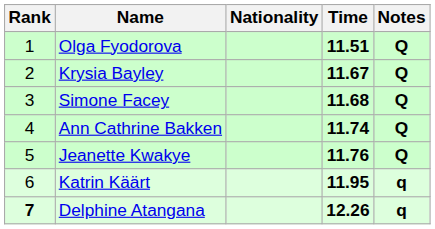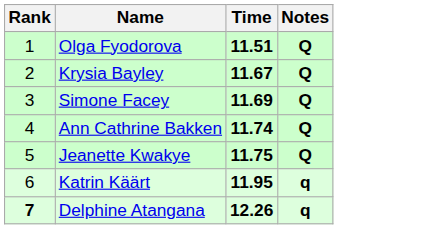- column: (274, 18)
(348, 100) 11.68 -> (252, 100) 11.69
(348, 155) 11.76 -> (252, 155) 11.75
